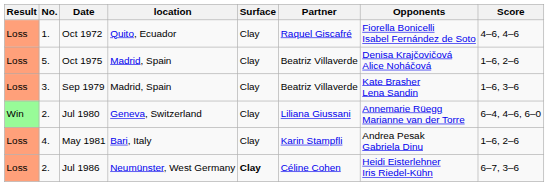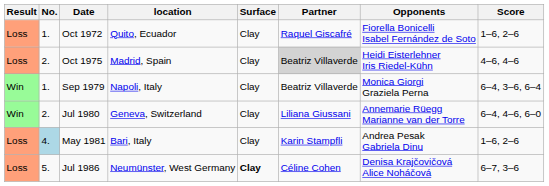(500, 33) 4–6, 4–6 -> (500, 33) 1–6, 2–6
(46, 60) 5. -> (46, 60) 2.
(319, 60) no background -> (319, 60) lightgrey background
(407, 60) Denisa Krajčovičová Alice Noháčová -> (401, 60) Heidi Eisterlehner Iris Riedel-Kühn
(500, 60) 1–6, 2–6 -> (500, 60) 4–6, 4–6
- row: (83, 87)
+ row: (83, 87)
(46, 141) no background -> (46, 141) lightblue background
(46, 168) 2. -> (46, 168) 5.
(401, 168) Heidi Eisterlehner Iris Riedel-Kühn -> (407, 168) Denisa Krajčovičová Alice Noháčová
